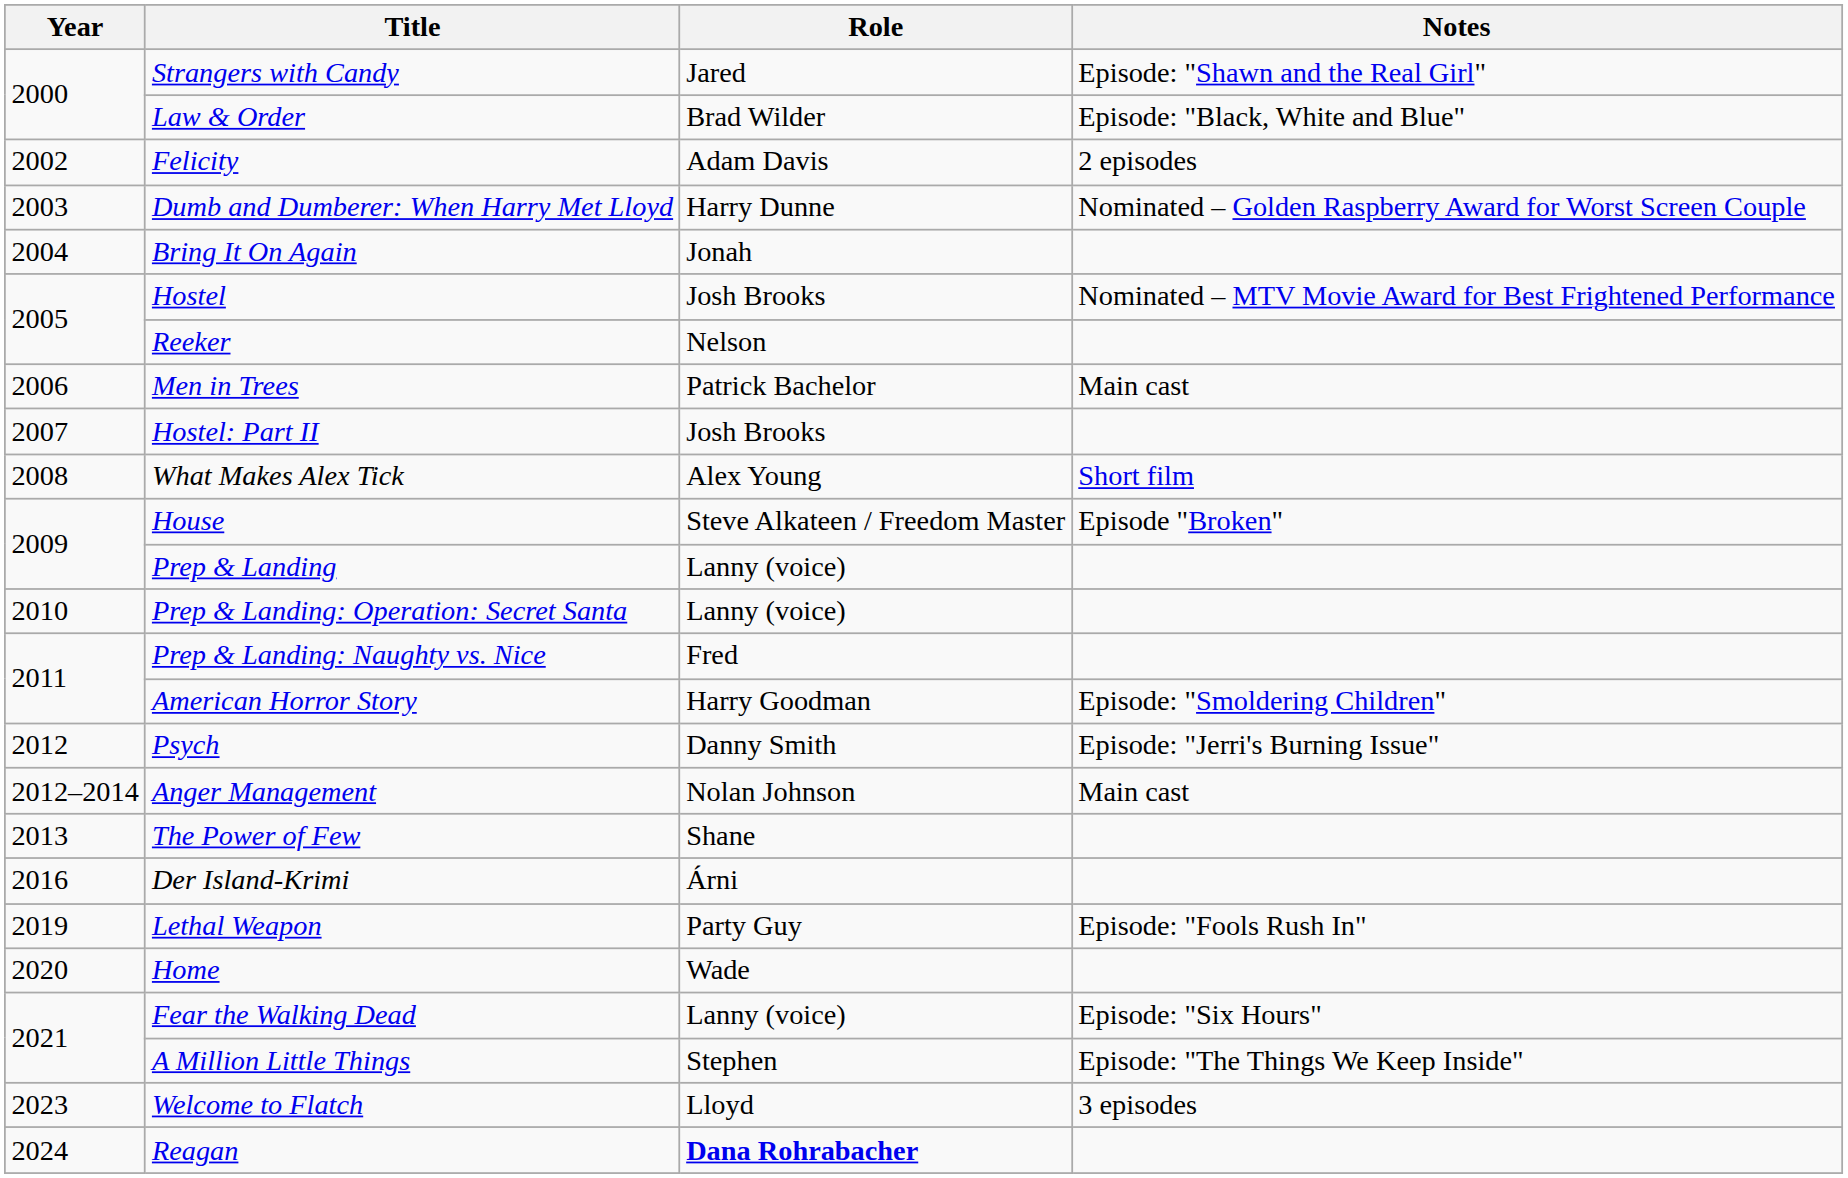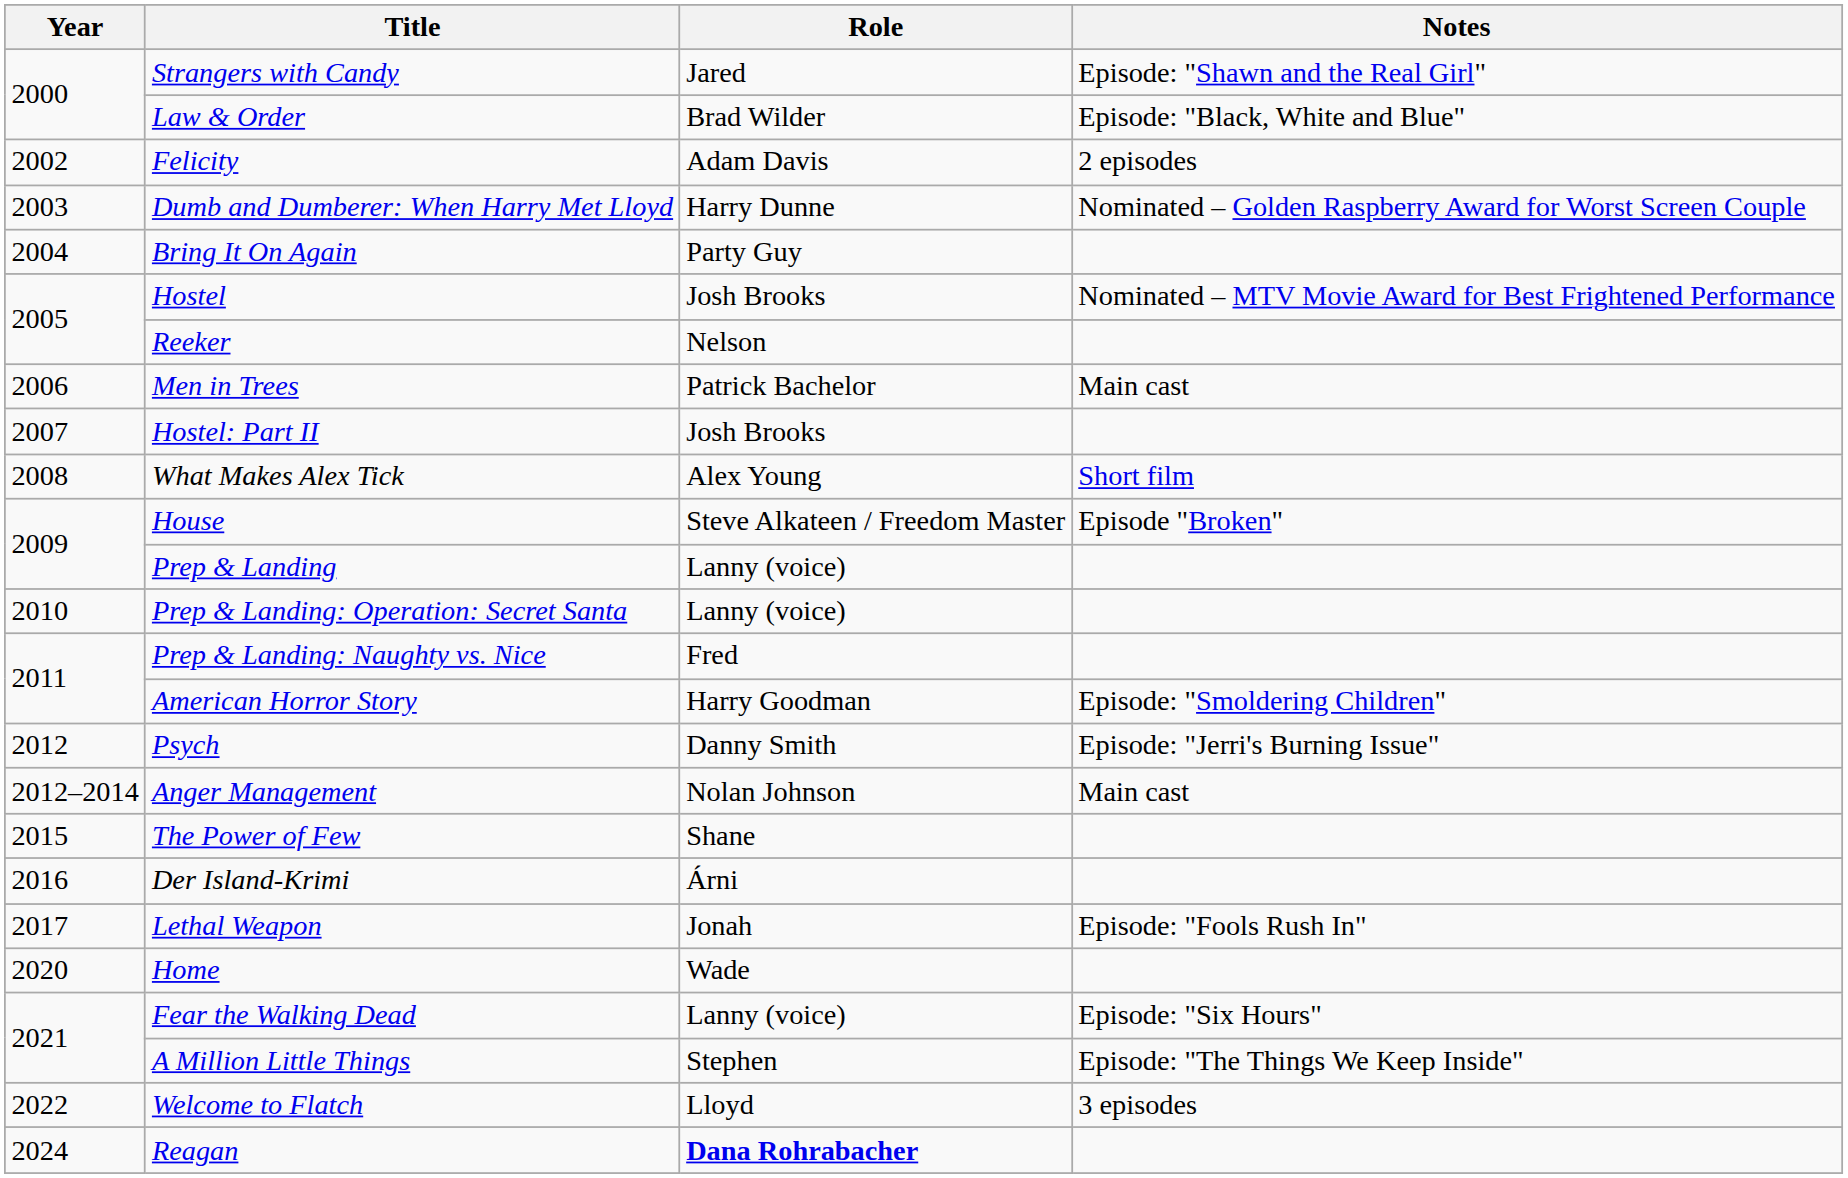(719, 251) Jonah -> (744, 251) Party Guy
(40, 835) 2013 -> (40, 835) 2015
(40, 925) 2019 -> (40, 925) 2017
(744, 925) Party Guy -> (719, 925) Jonah
(40, 1104) 2023 -> (40, 1104) 2022
